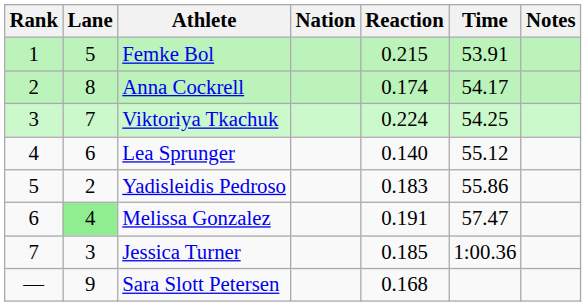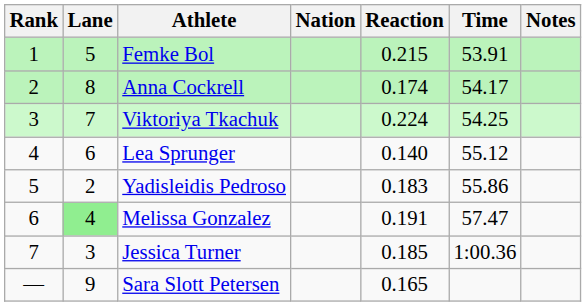(405, 284) 0.168 -> (405, 284) 0.165
